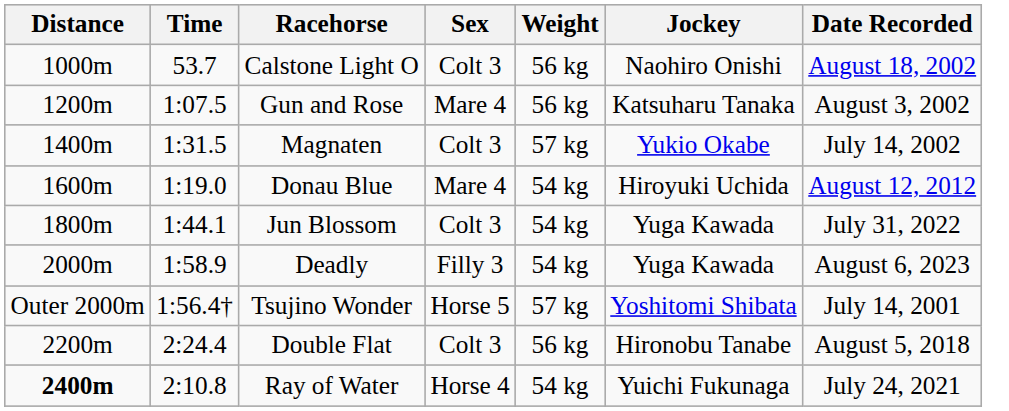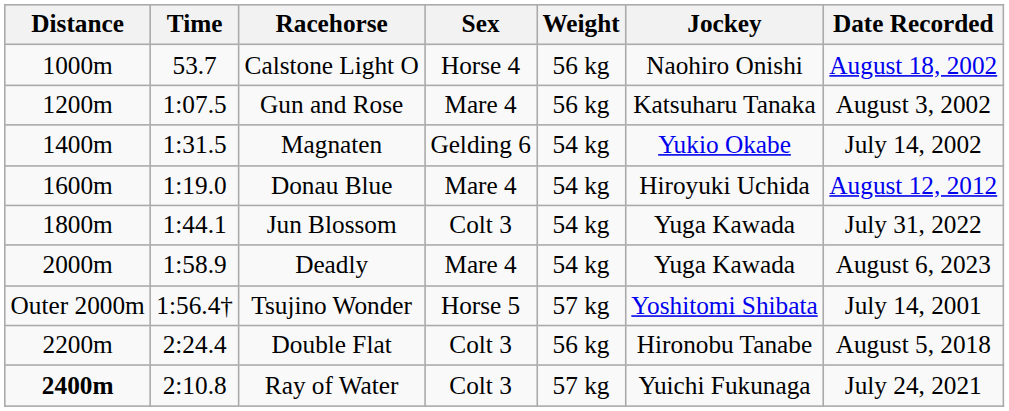(470, 64) Colt 3 -> (481, 64) Horse 4
(470, 144) Colt 3 -> (481, 144) Gelding 6
(560, 144) 57 kg -> (581, 144) 54 kg
(470, 265) Filly 3 -> (481, 265) Mare 4
(470, 385) Horse 4 -> (481, 385) Colt 3
(560, 385) 54 kg -> (581, 385) 57 kg
